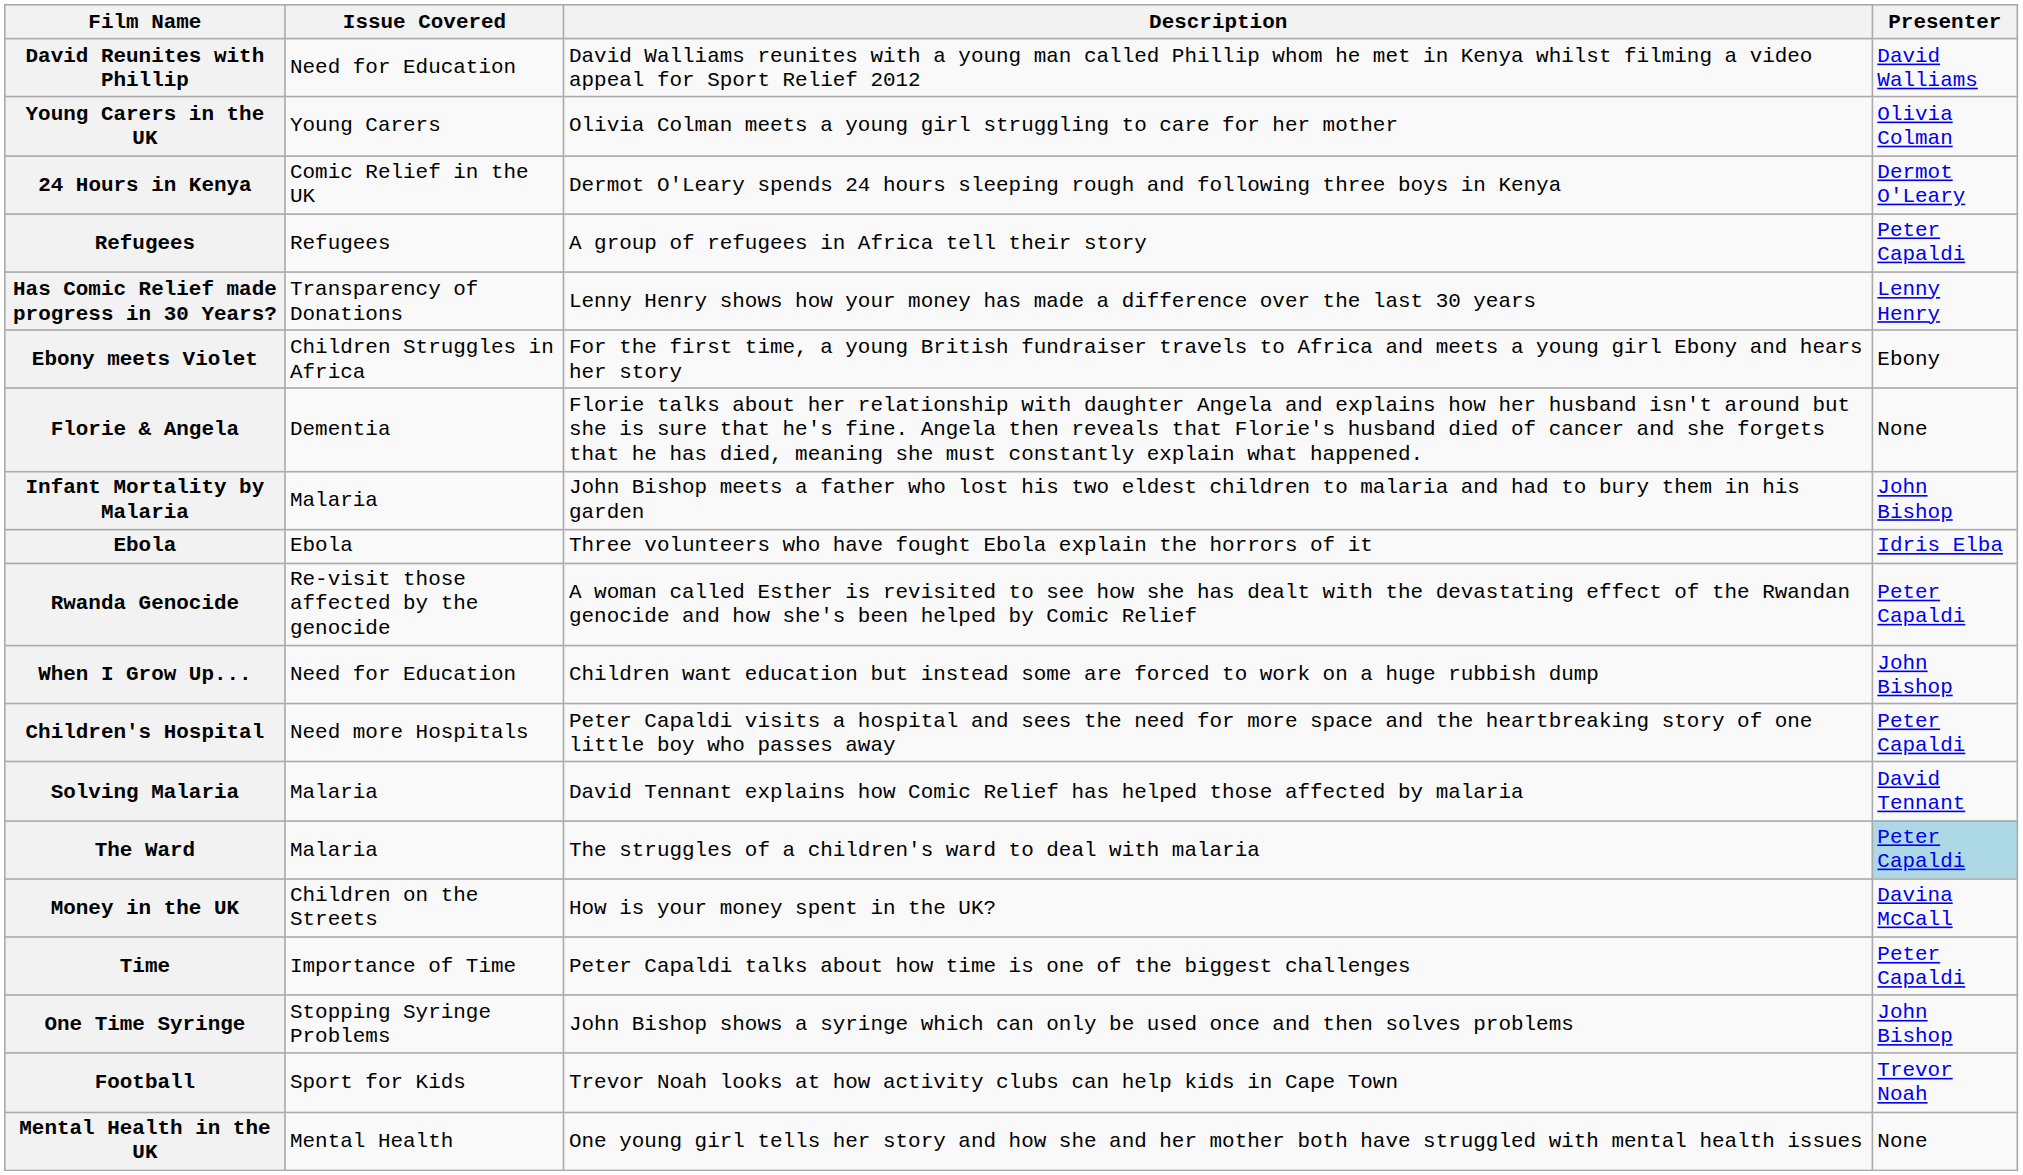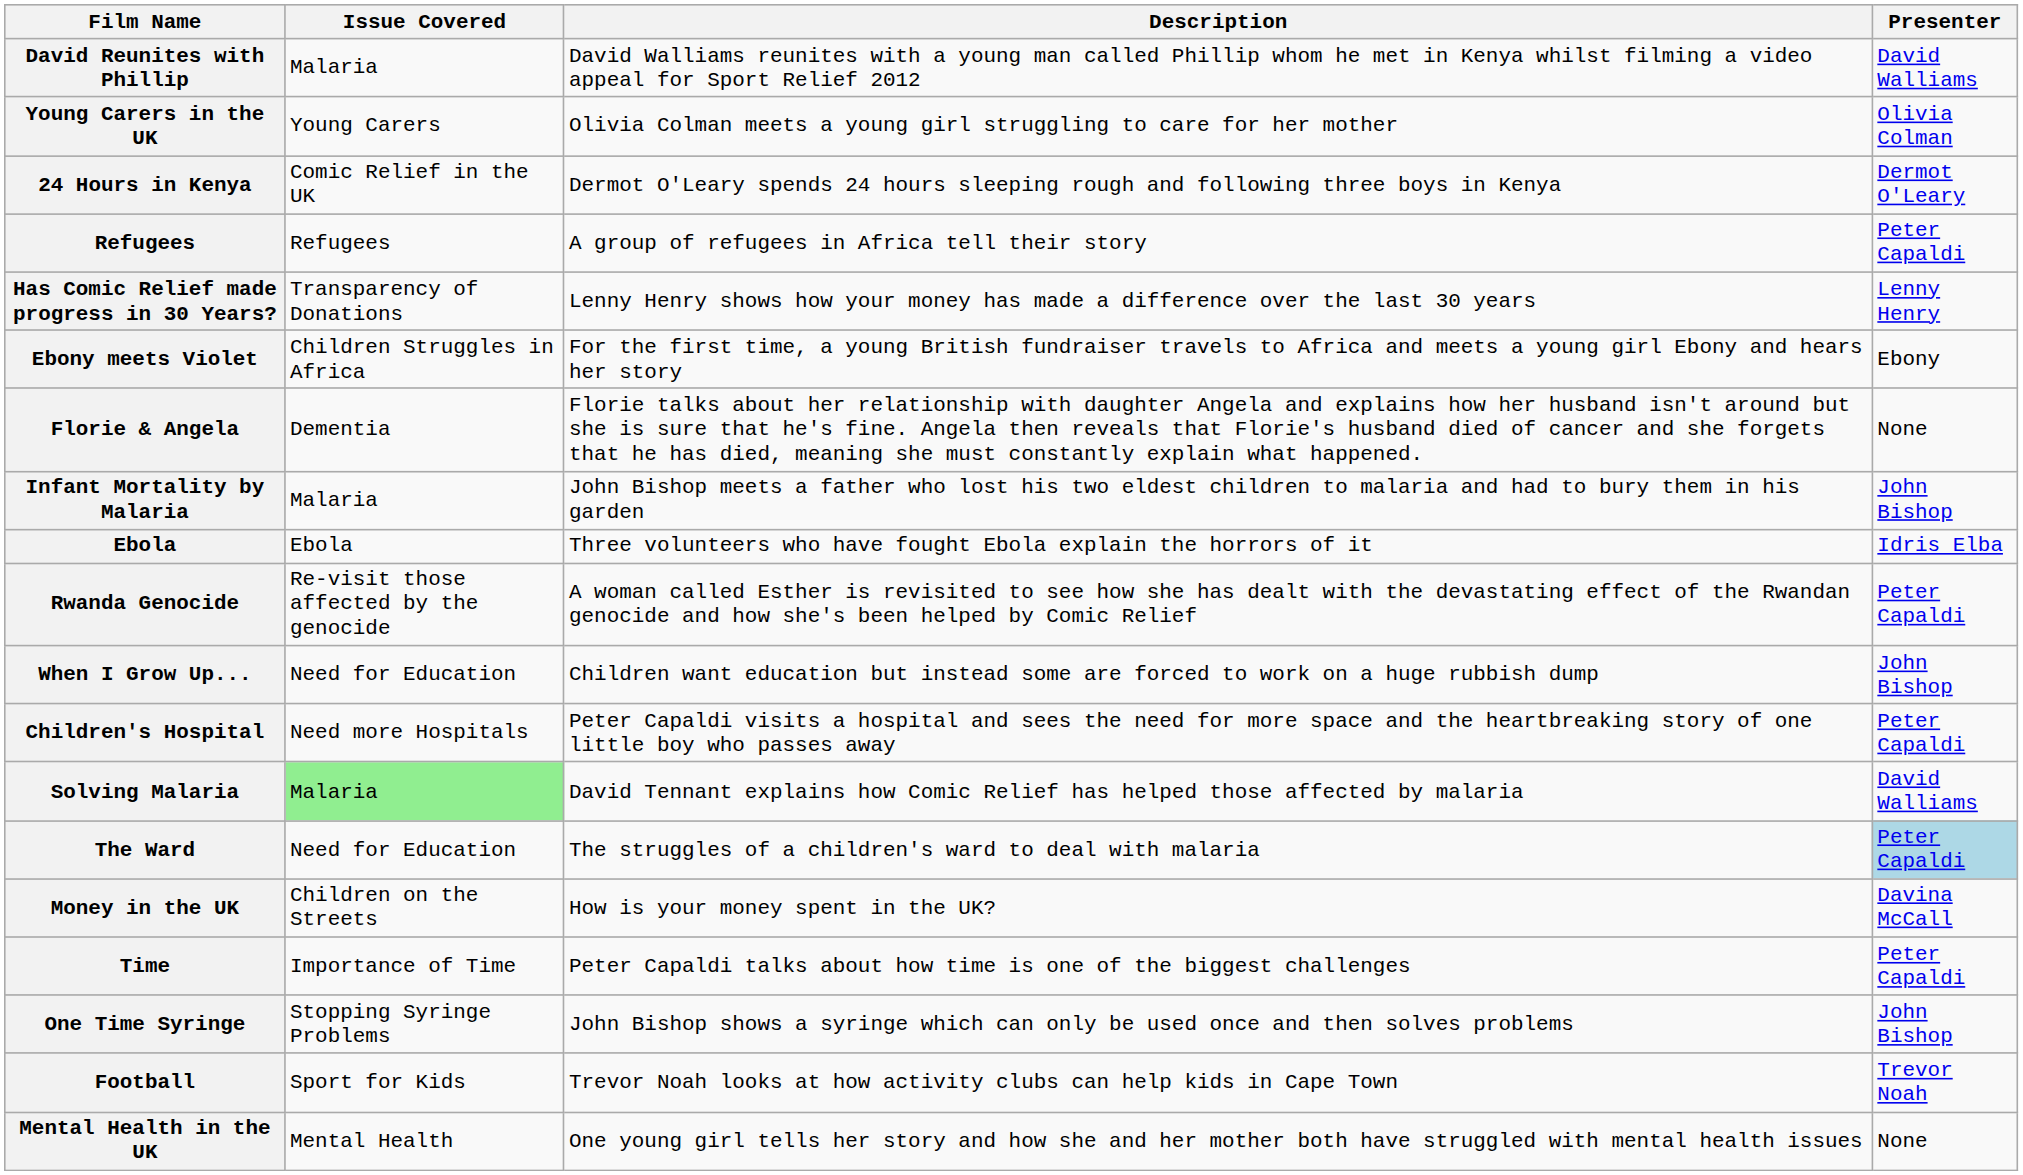(403, 68) Need for Education -> (334, 68) Malaria
(334, 791) no background -> (334, 791) lightgreen background
(1921, 791) David Tennant -> (1928, 791) David Walliams
(334, 850) Malaria -> (403, 850) Need for Education
